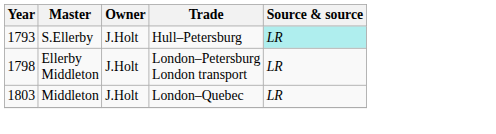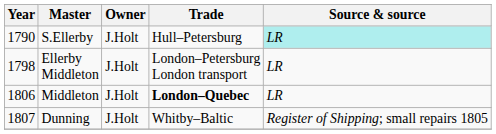(21, 37) 1793 -> (21, 37) 1790
(21, 96) 1803 -> (21, 96) 1806
(198, 96) normal -> (201, 96) bold
+ row: (66, 118)
